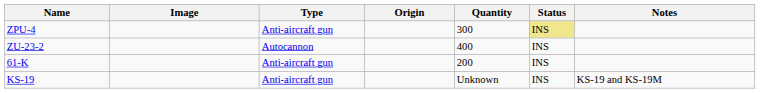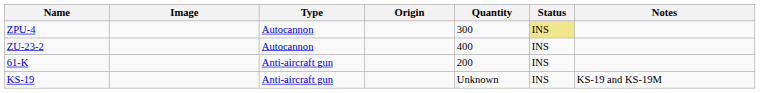(297, 29) Anti-aircraft gun -> (288, 29) Autocannon
